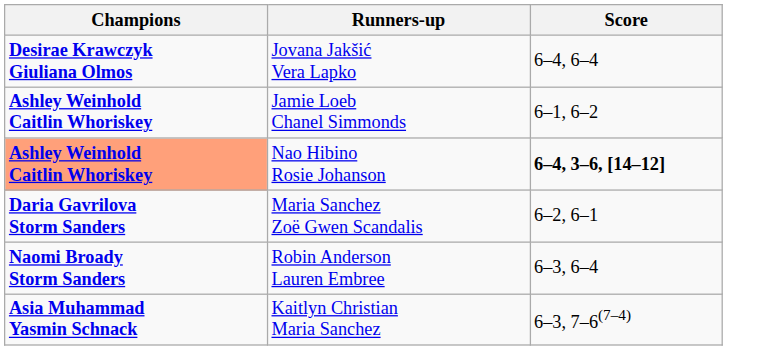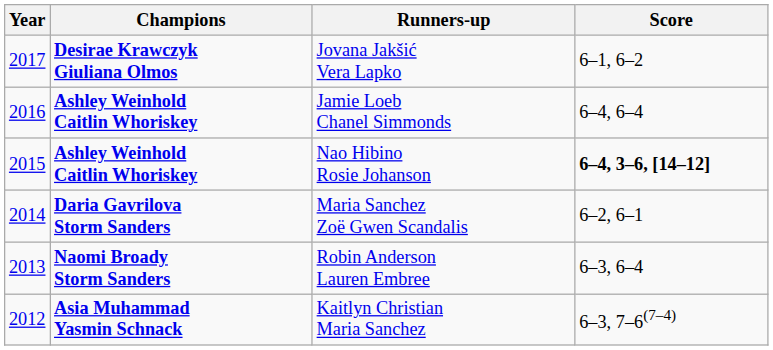+ column: (27, 19)
(566, 60) 6–4, 6–4 -> (611, 60) 6–1, 6–2
(566, 112) 6–1, 6–2 -> (611, 112) 6–4, 6–4
(81, 164) lightsalmon background -> (126, 164) no background
